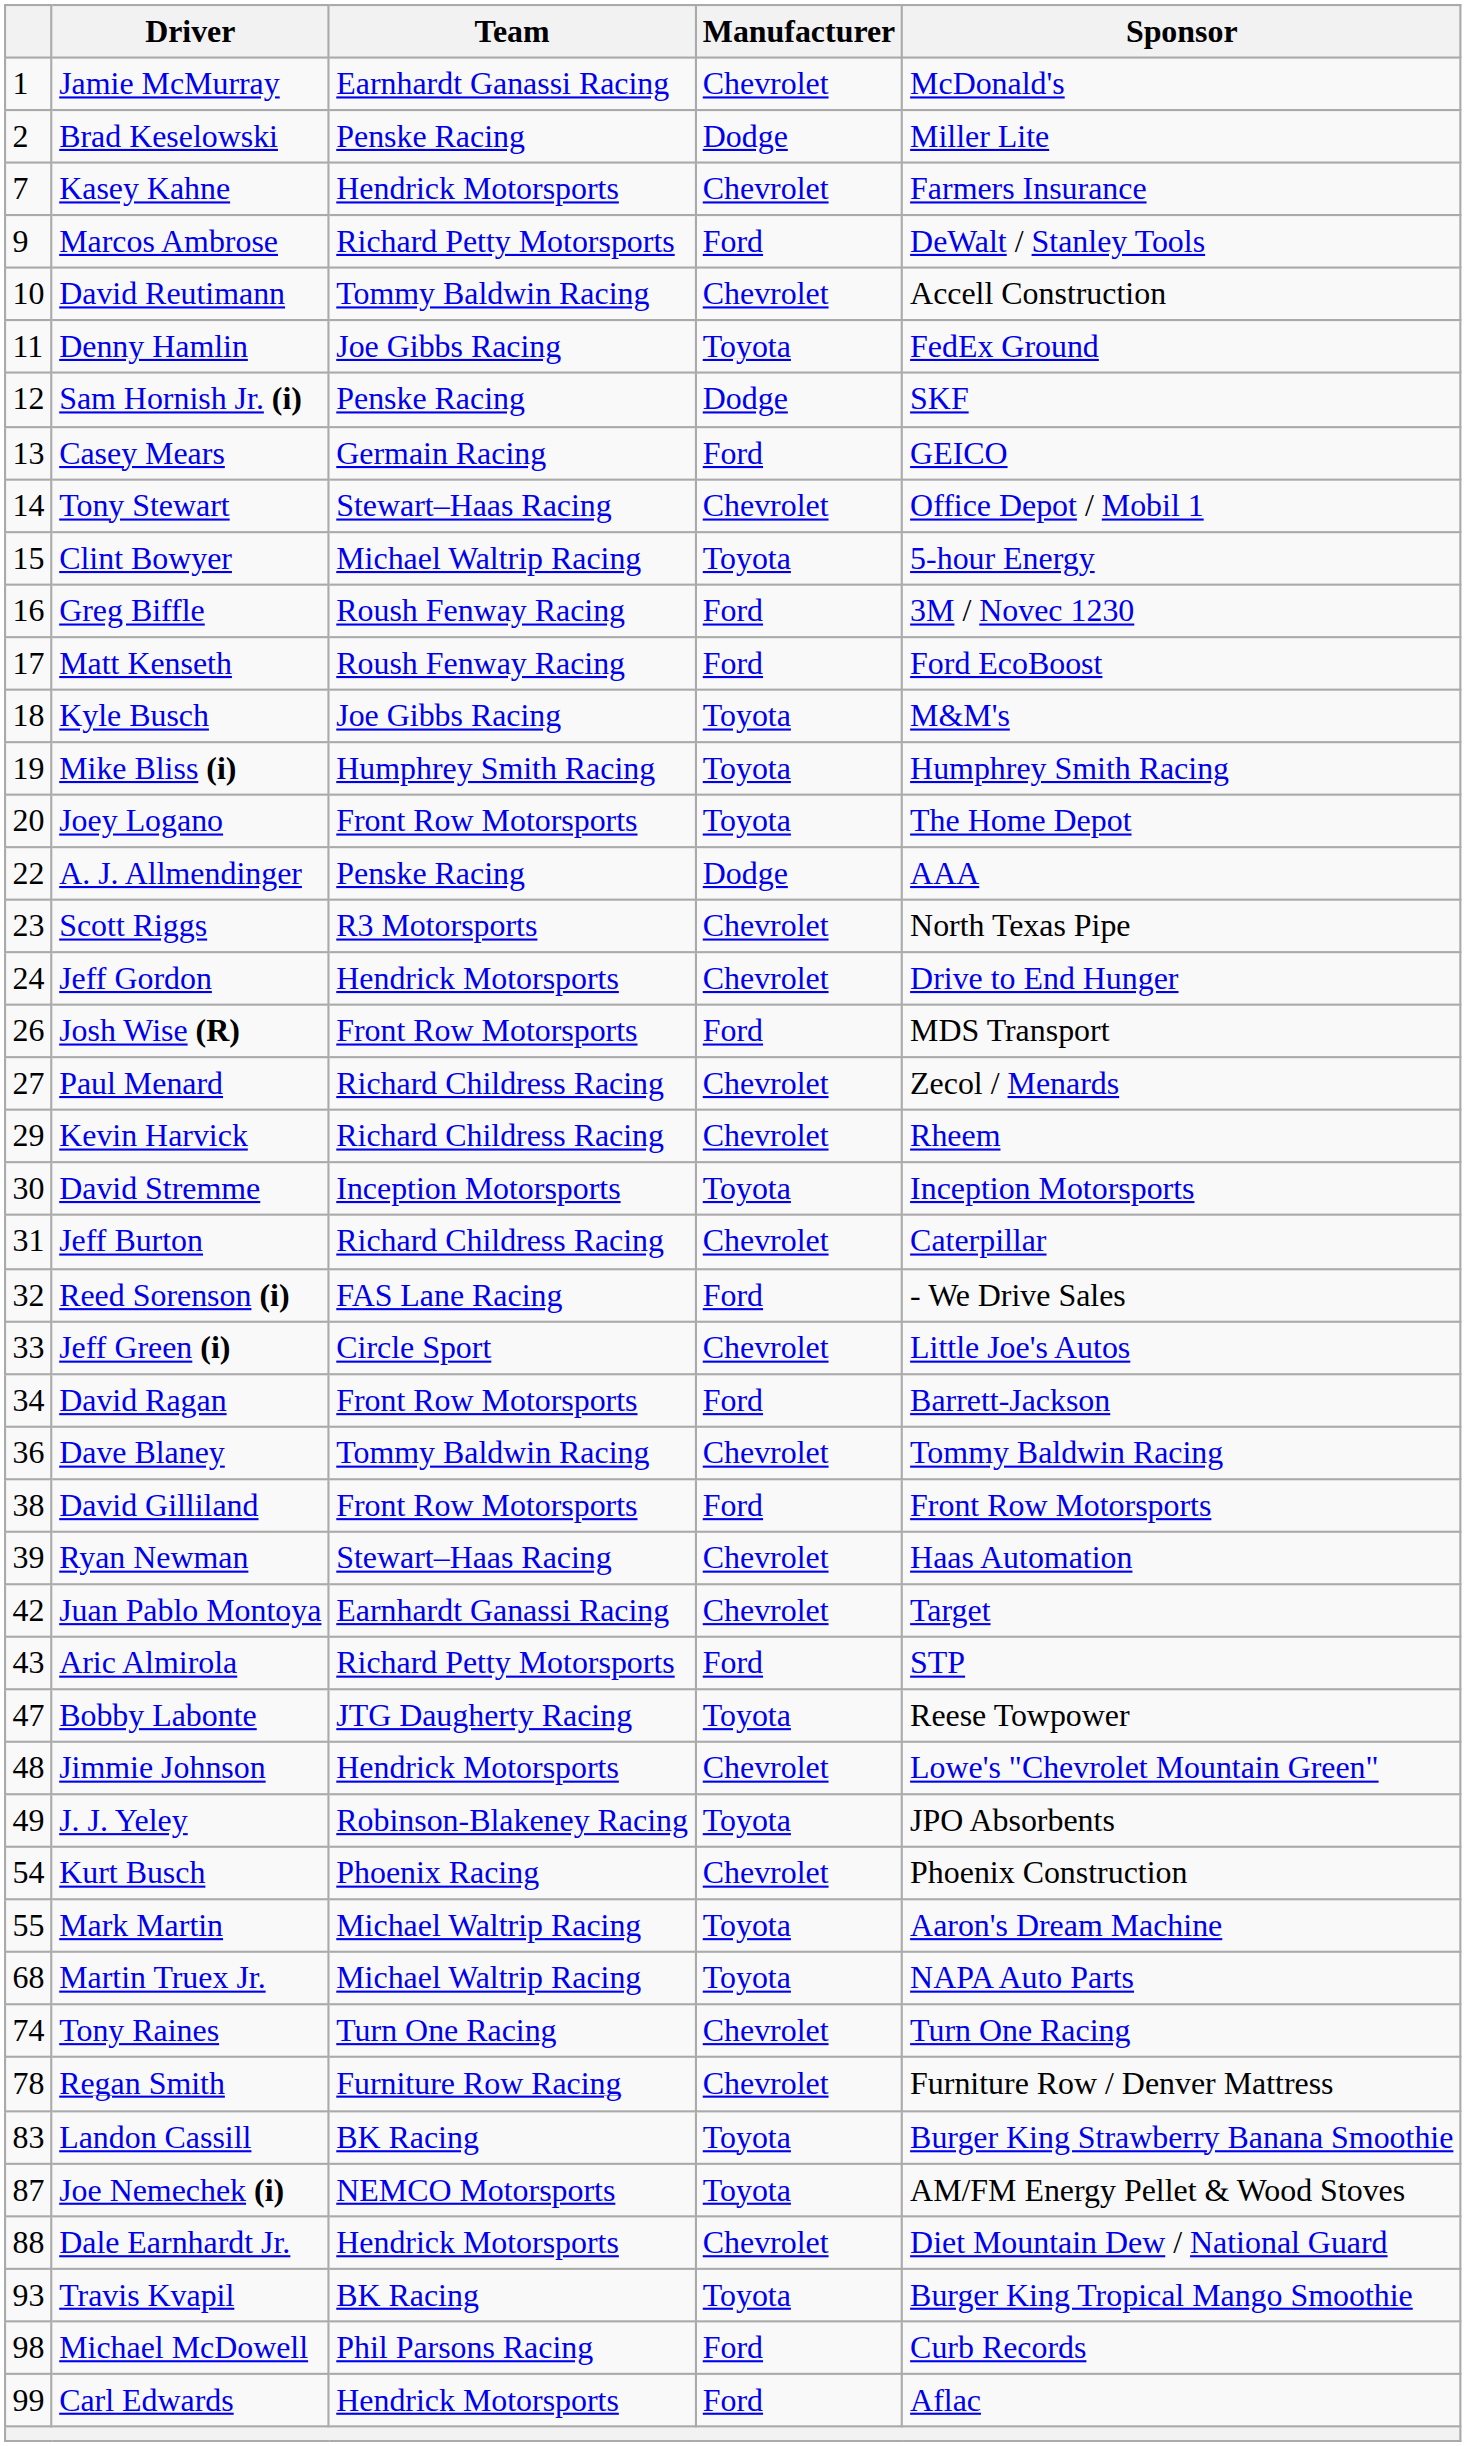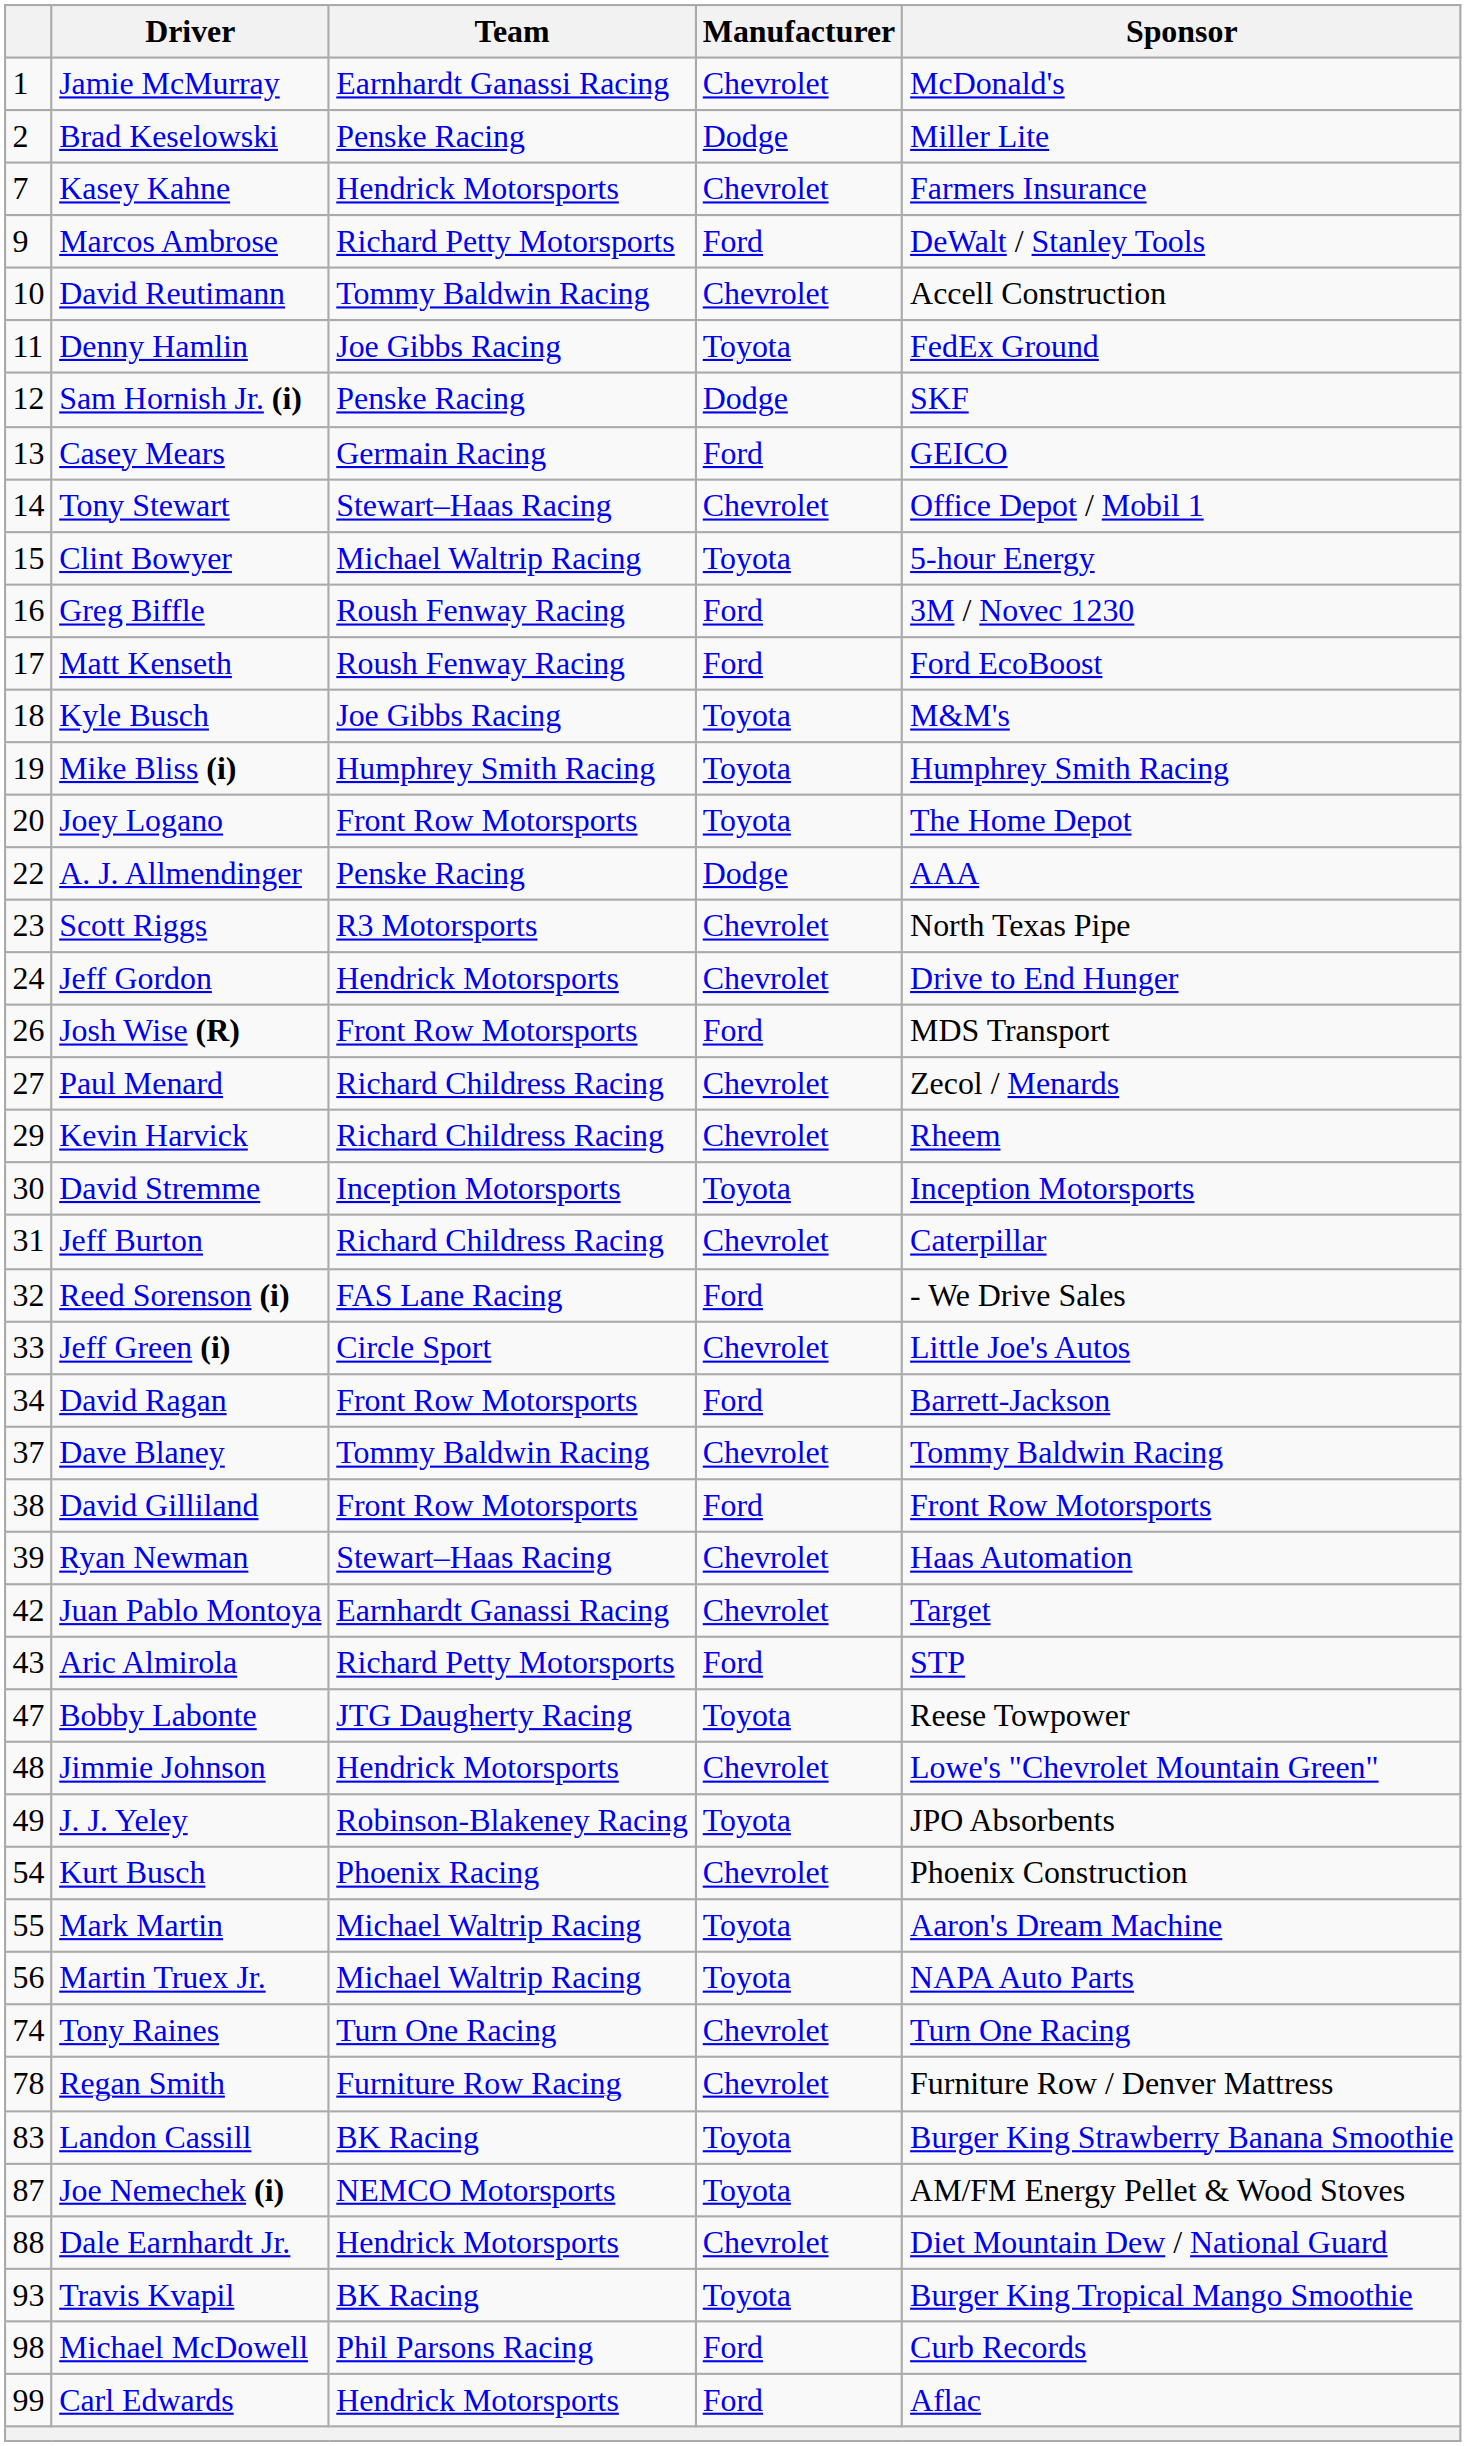(28, 1452) 36 -> (28, 1452) 37
(28, 1978) 68 -> (28, 1978) 56
